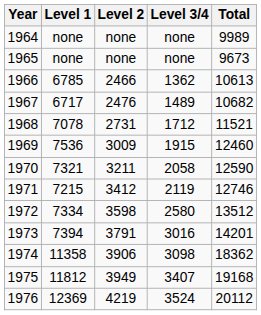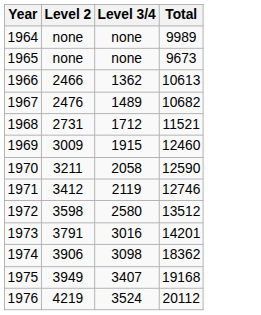- column: (68, 15)
